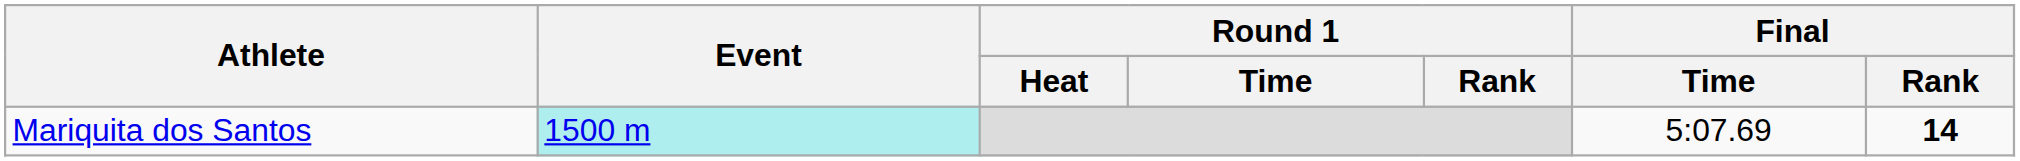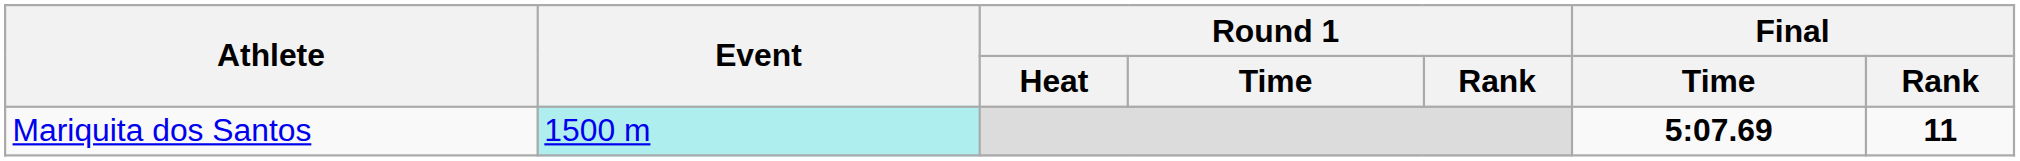(1719, 131) normal -> (1719, 131) bold
(1940, 131) 14 -> (1940, 131) 11
